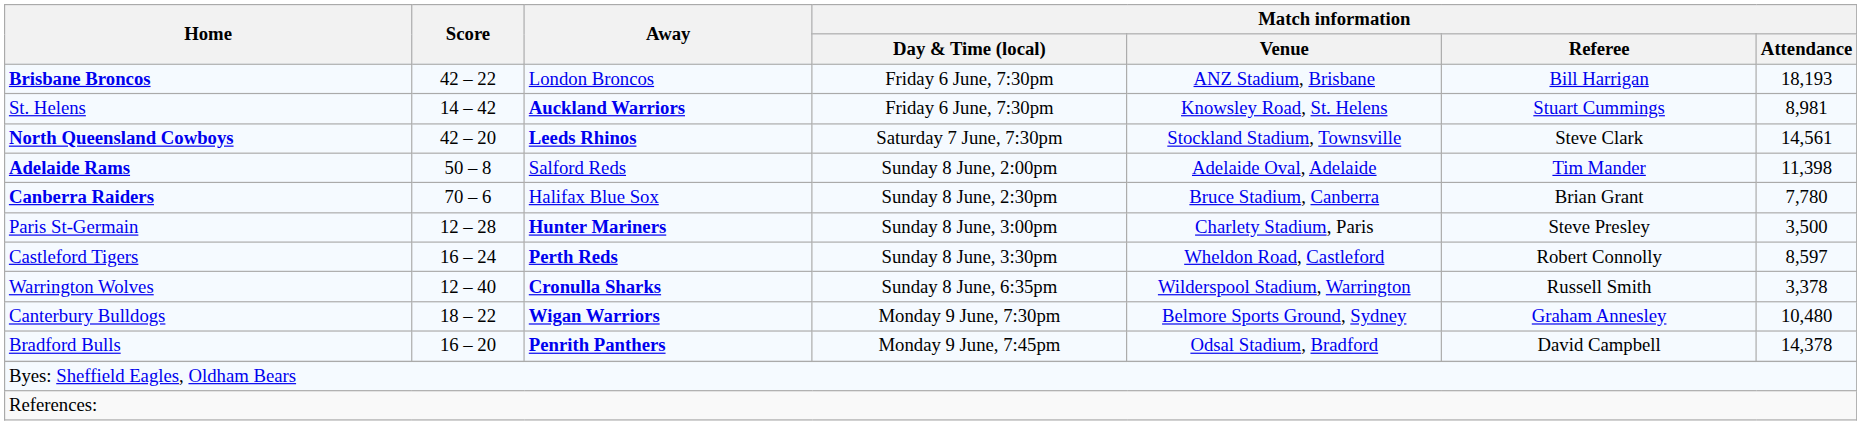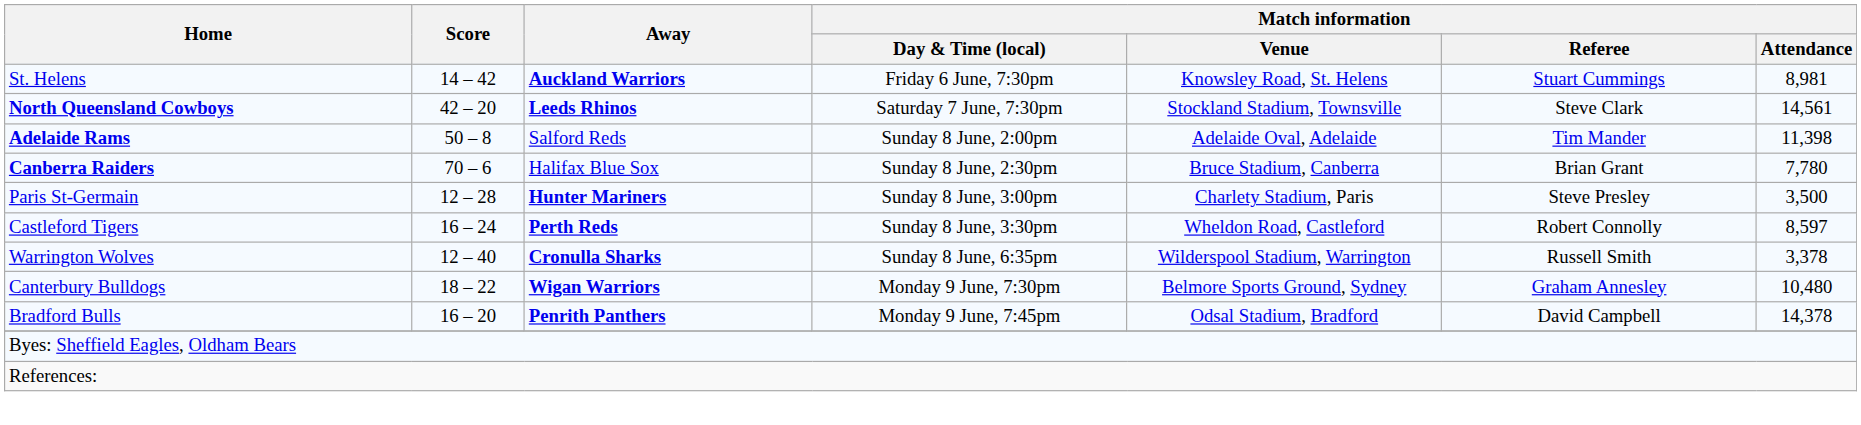- row: (80, 78)
